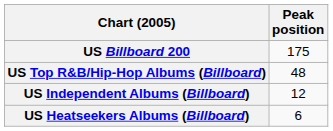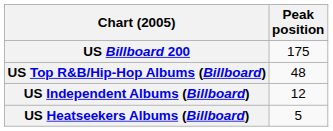(298, 115) 6 -> (298, 115) 5
